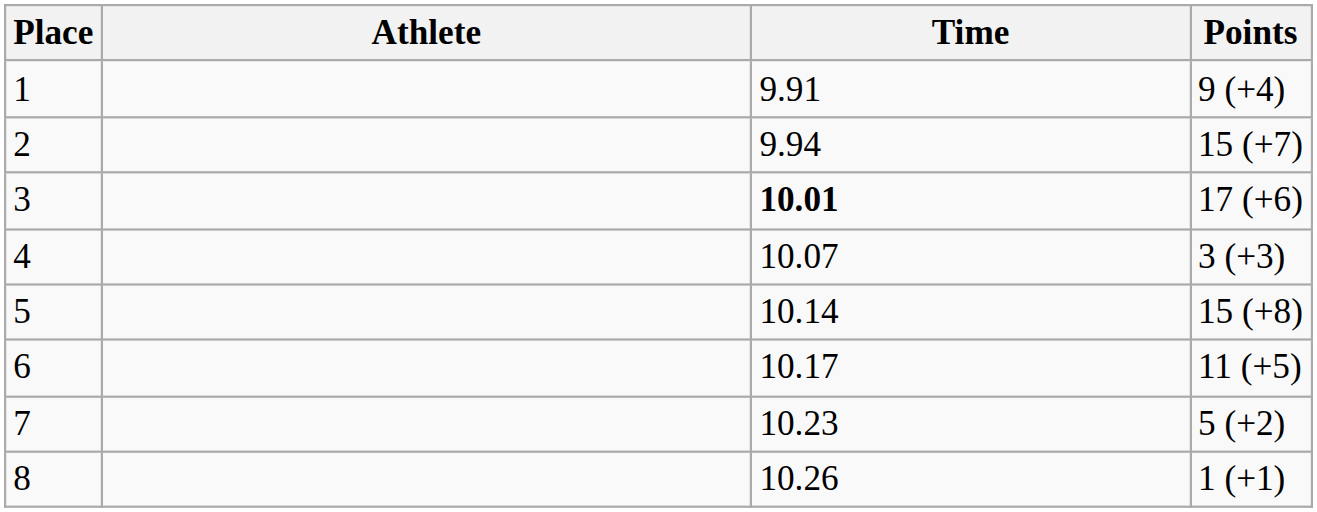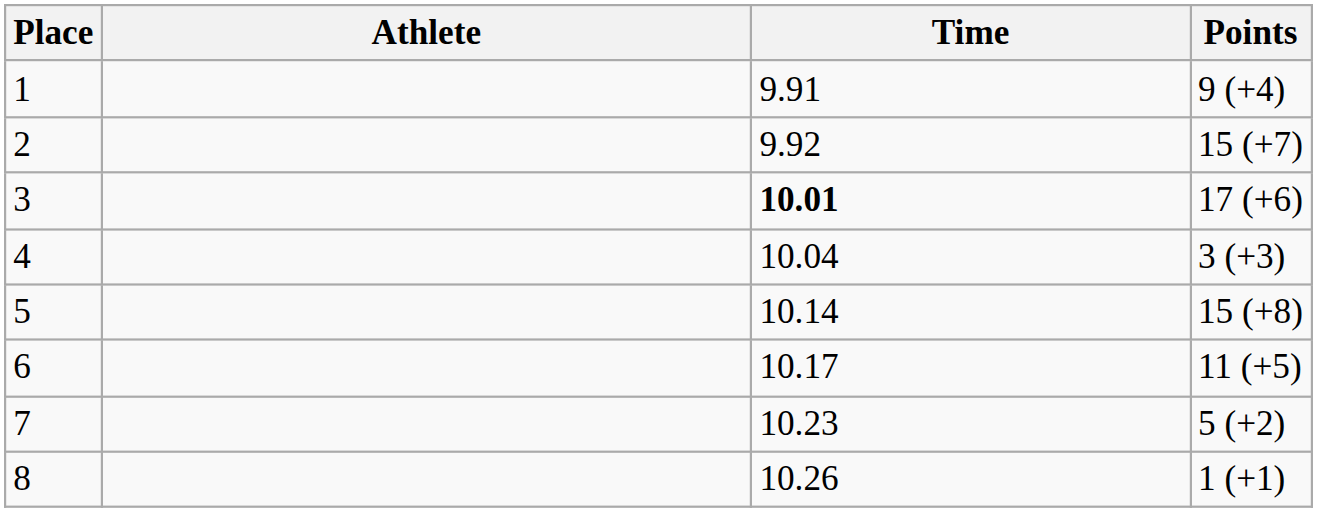(790, 144) 9.94 -> (790, 144) 9.92
(799, 255) 10.07 -> (799, 255) 10.04
